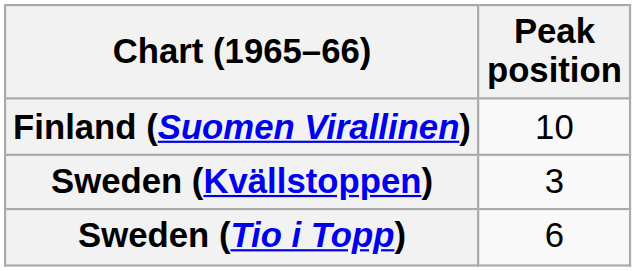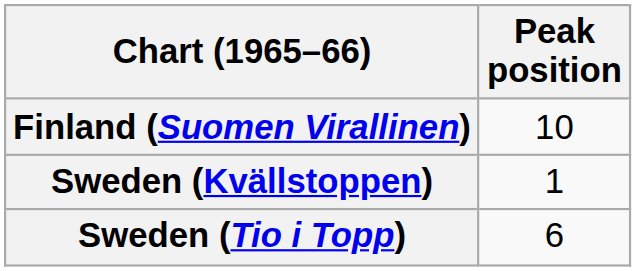(554, 181) 3 -> (554, 181) 1
